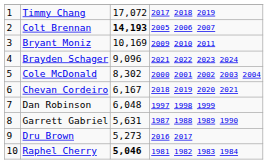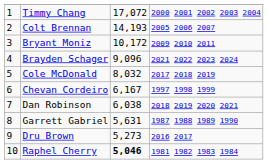(183, 12) 2017 2018 2019 -> (206, 12) 2000 2001 2002 2003 2004
(130, 28) bold -> (130, 28) normal
(130, 43) 10,169 -> (130, 43) 10,172
(127, 74) 8,302 -> (127, 74) 8,032
(206, 74) 2000 2001 2002 2003 2004 -> (183, 74) 2017 2018 2019
(195, 89) 2018 2019 2020 2021 -> (183, 89) 1997 1998 1999
(127, 105) 6,048 -> (127, 105) 6,038
(183, 105) 1997 1998 1999 -> (195, 105) 2018 2019 2020 2021
